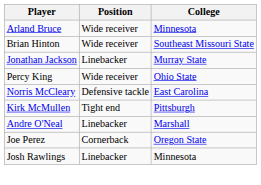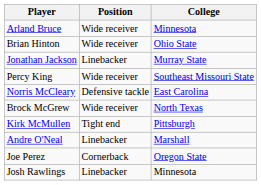(204, 44) Southeast Missouri State -> (175, 44) Ohio State
(175, 76) Ohio State -> (204, 76) Southeast Missouri State
+ row: (38, 108)
